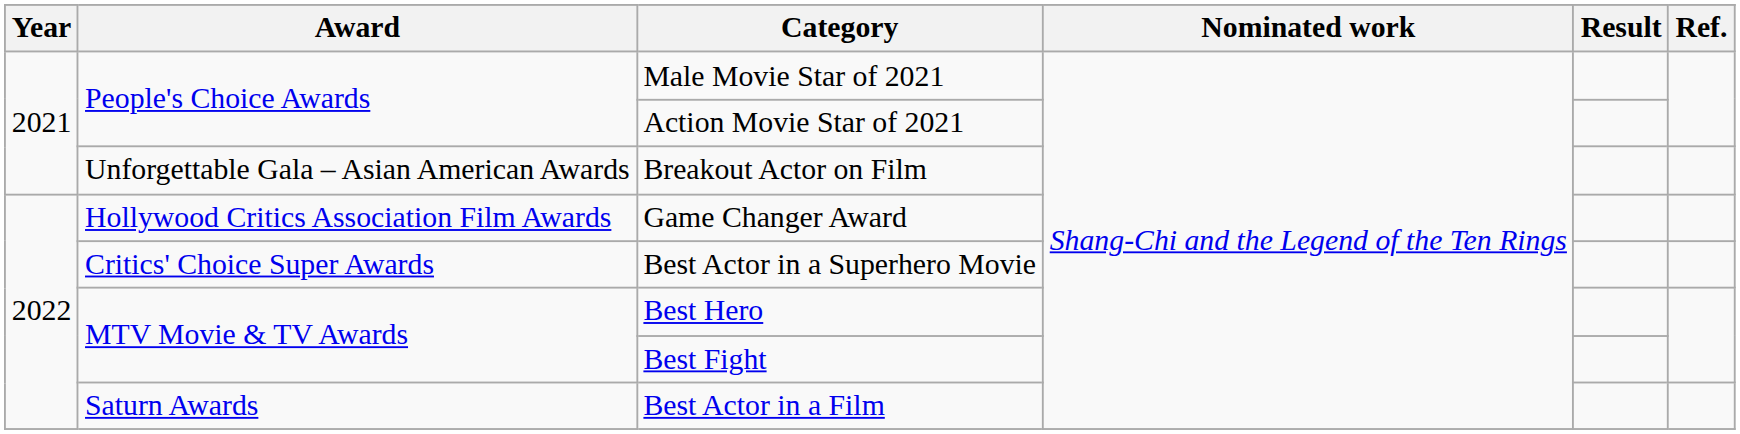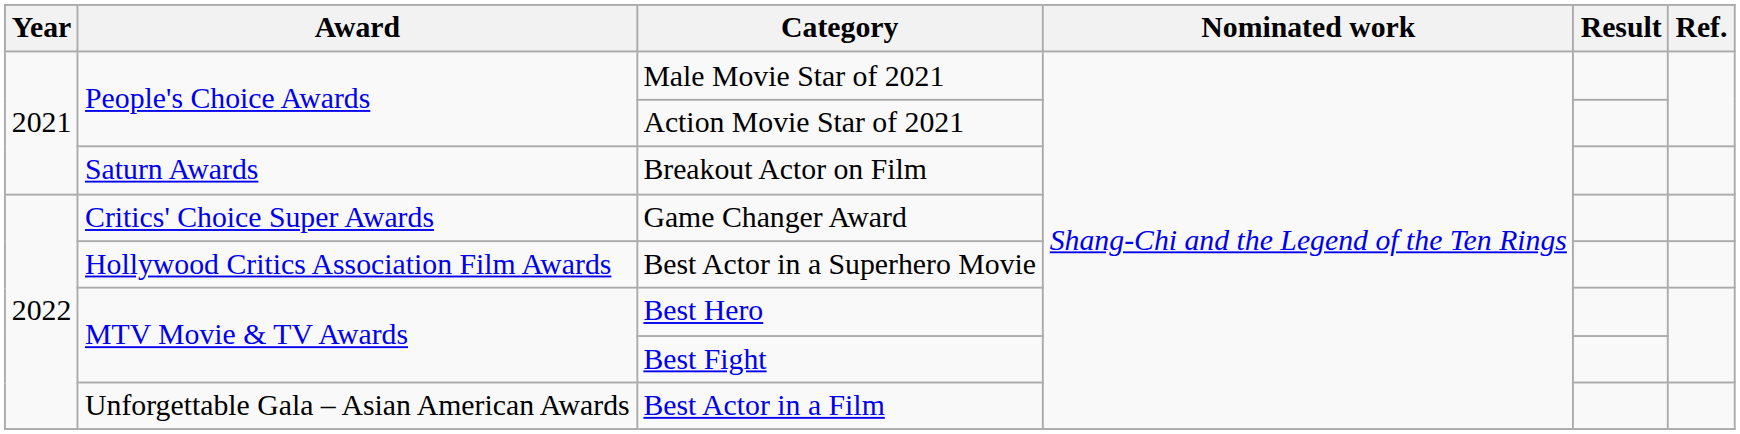(357, 169) Unforgettable Gala – Asian American Awards -> (172, 169) Saturn Awards
(348, 216) Hollywood Critics Association Film Awards -> (260, 216) Critics' Choice Super Awards
(260, 264) Critics' Choice Super Awards -> (348, 264) Hollywood Critics Association Film Awards
(172, 405) Saturn Awards -> (357, 405) Unforgettable Gala – Asian American Awards
